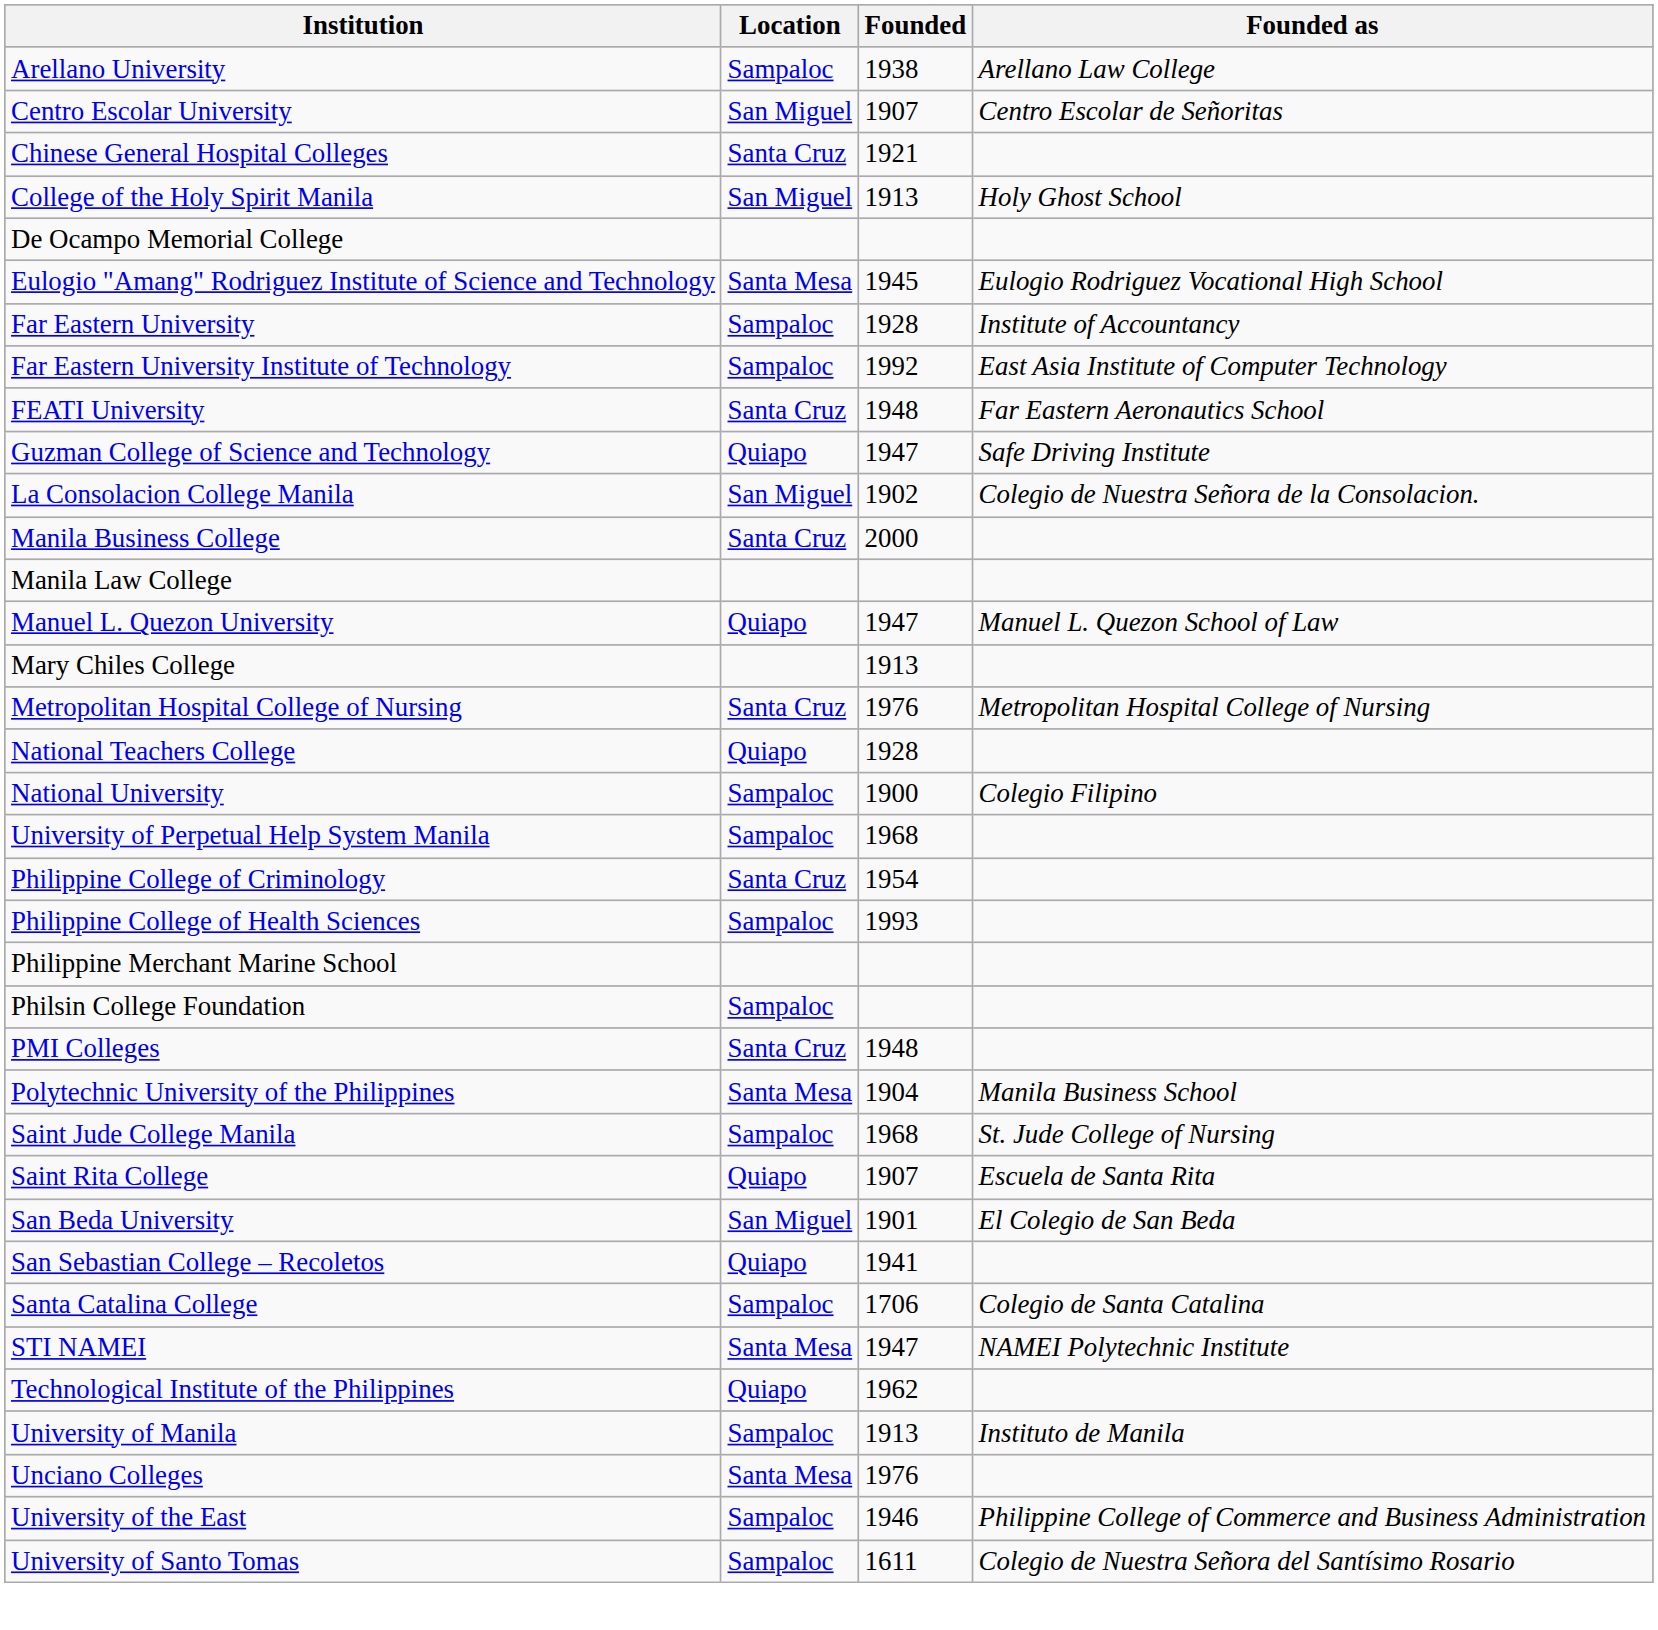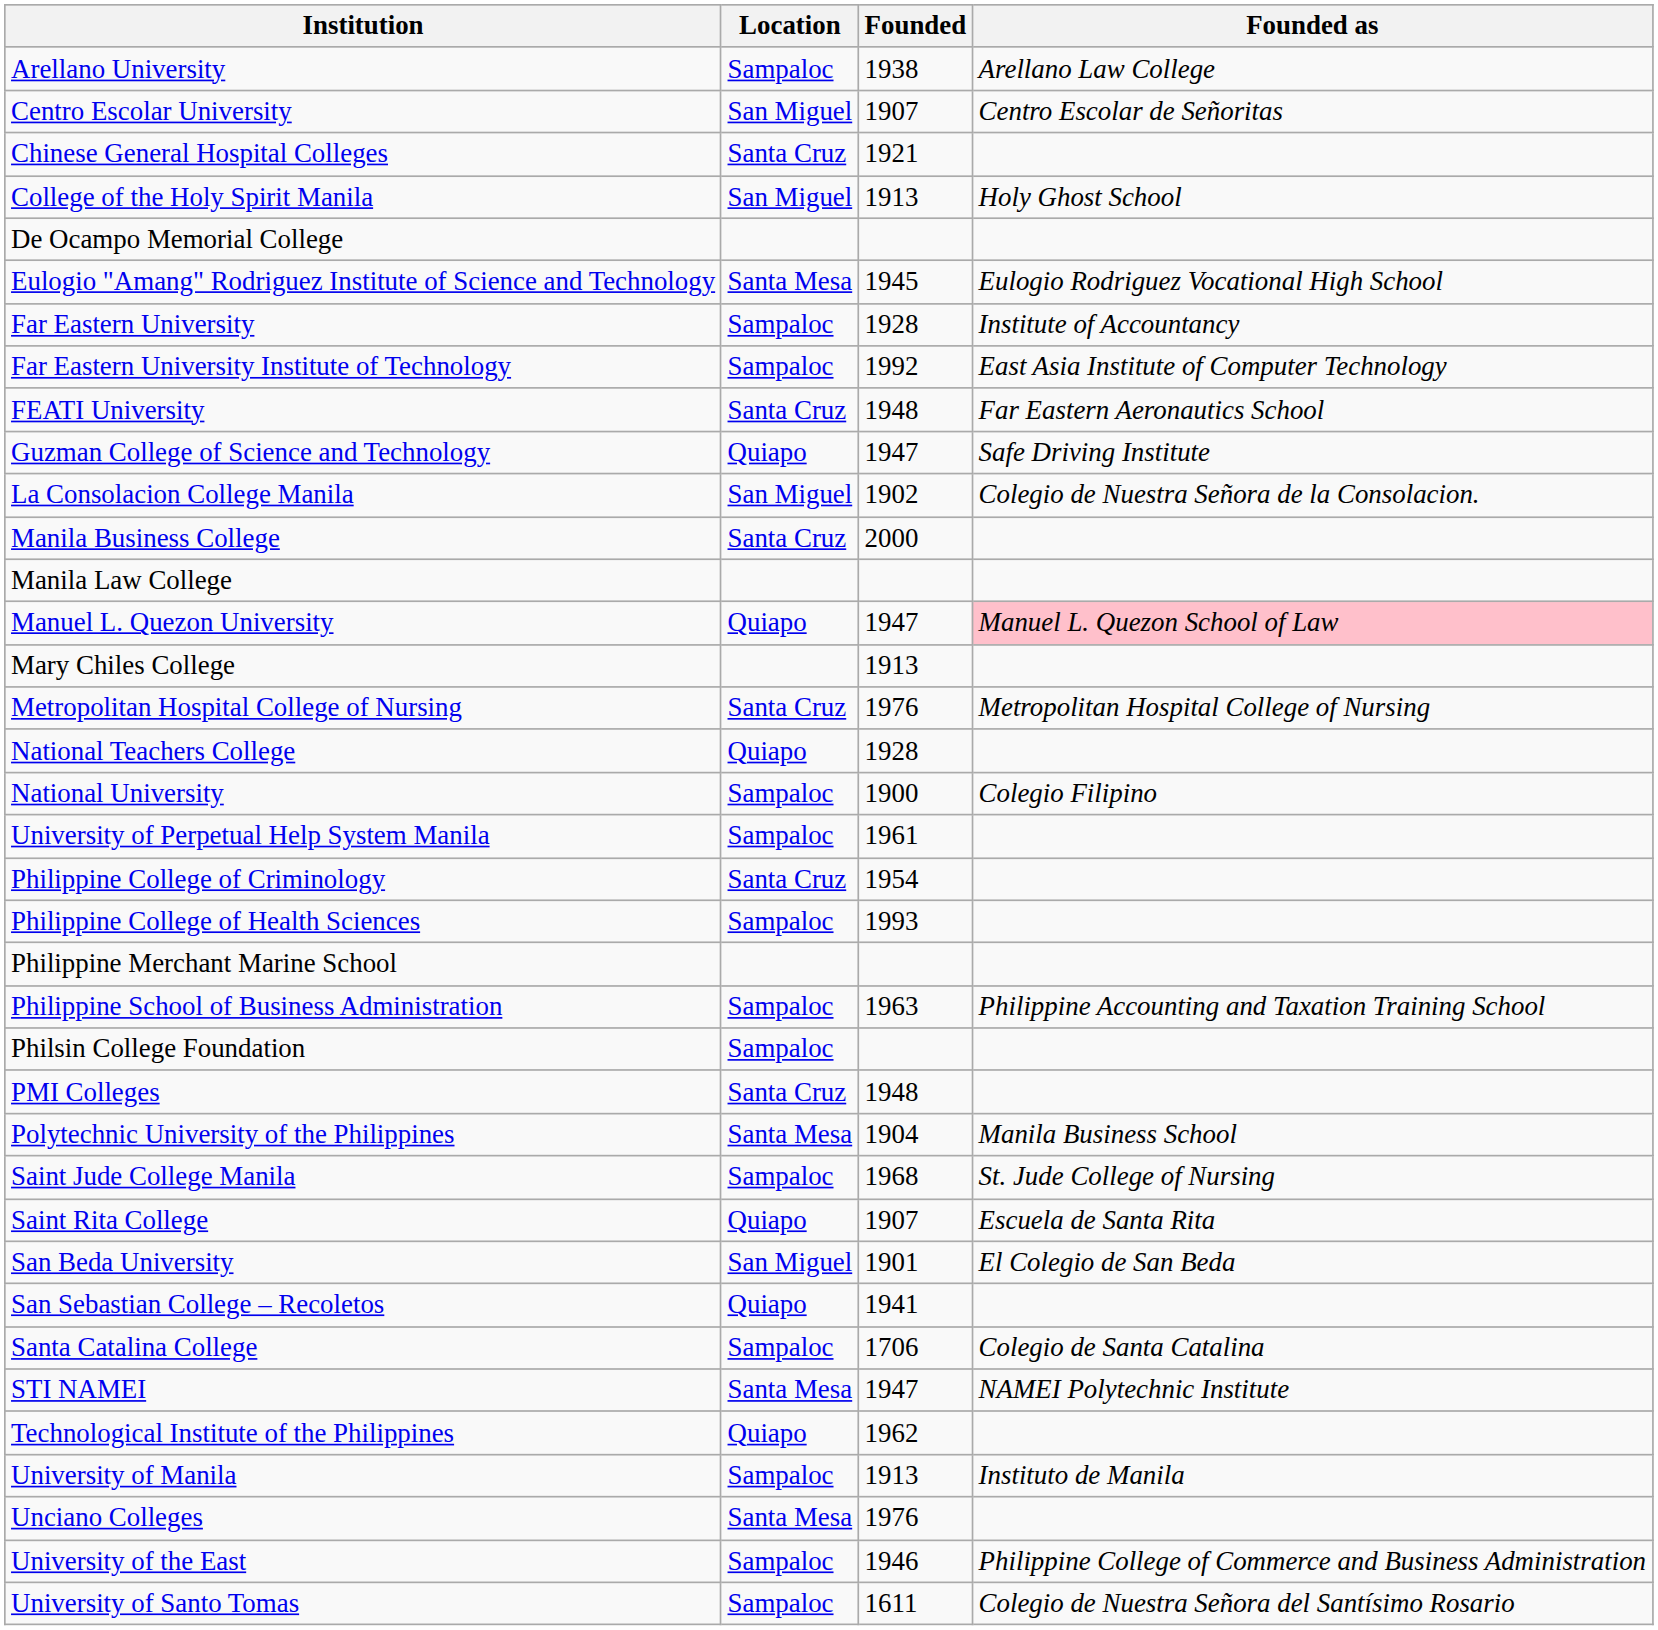(1159, 622) no background -> (1159, 622) pink background
(891, 835) 1968 -> (891, 835) 1961
+ row: (257, 1006)
